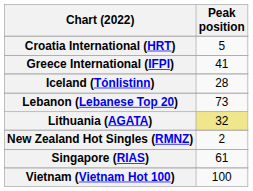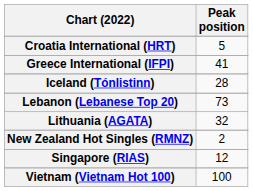(222, 121) khaki background -> (222, 121) no background
(222, 158) 61 -> (222, 158) 12
